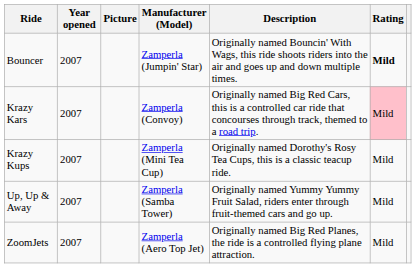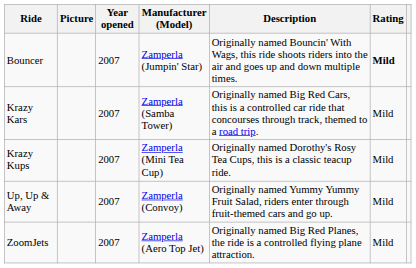columns swapped: (120, 19) <-> (79, 19)
(162, 113) Zamperla (Convoy) -> (162, 113) Zamperla (Samba Tower)
(383, 113) pink background -> (383, 113) no background
(162, 201) Zamperla (Samba Tower) -> (162, 201) Zamperla (Convoy)
